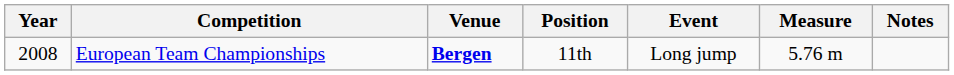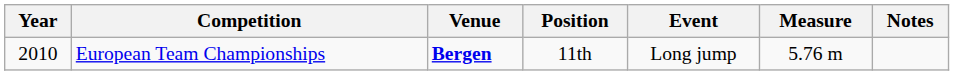(38, 53) 2008 -> (38, 53) 2010
